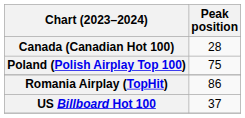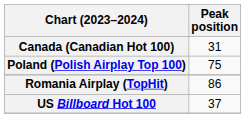(215, 46) 28 -> (215, 46) 31
